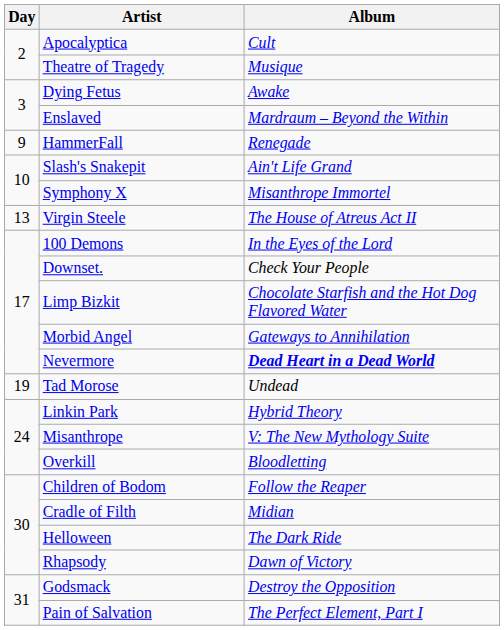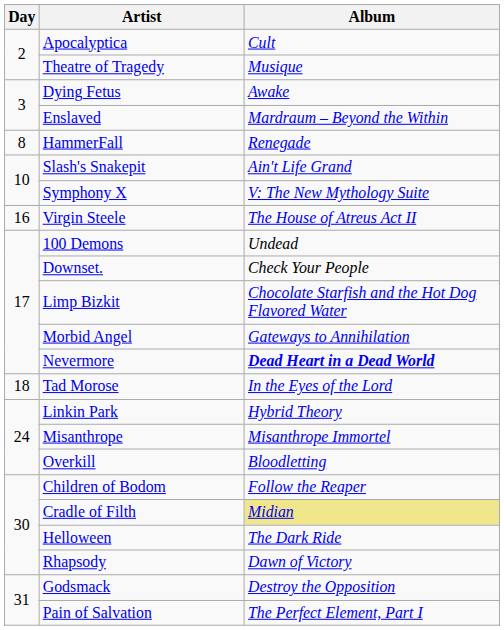(22, 142) 9 -> (22, 142) 8
(319, 192) Misanthrope Immortel -> (339, 192) V: The New Mythology Suite
(22, 218) 13 -> (22, 218) 16
(320, 243) In the Eyes of the Lord -> (273, 243) Undead
(22, 386) 19 -> (22, 386) 18
(273, 386) Undead -> (320, 386) In the Eyes of the Lord
(339, 436) V: The New Mythology Suite -> (319, 436) Misanthrope Immortel
(271, 512) no background -> (271, 512) khaki background
